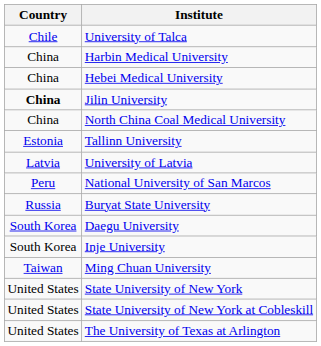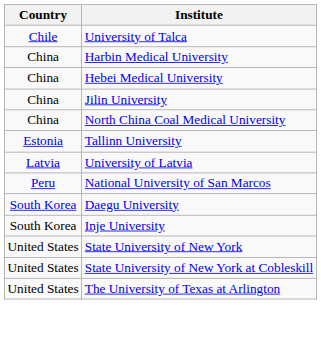(43, 99) bold -> (43, 99) normal
- row: (147, 204)
- row: (148, 267)
